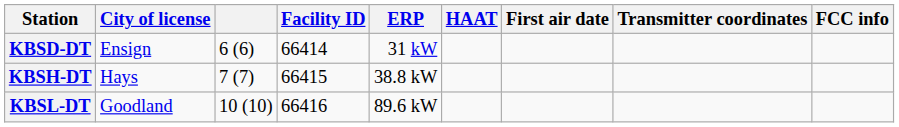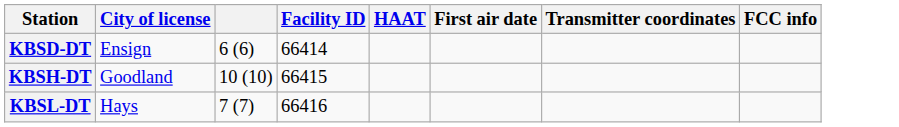- column: (406, 19)
(119, 77) Hays -> (136, 77) Goodland
(237, 77) 7 (7) -> (246, 77) 10 (10)
(136, 106) Goodland -> (119, 106) Hays
(246, 106) 10 (10) -> (237, 106) 7 (7)
